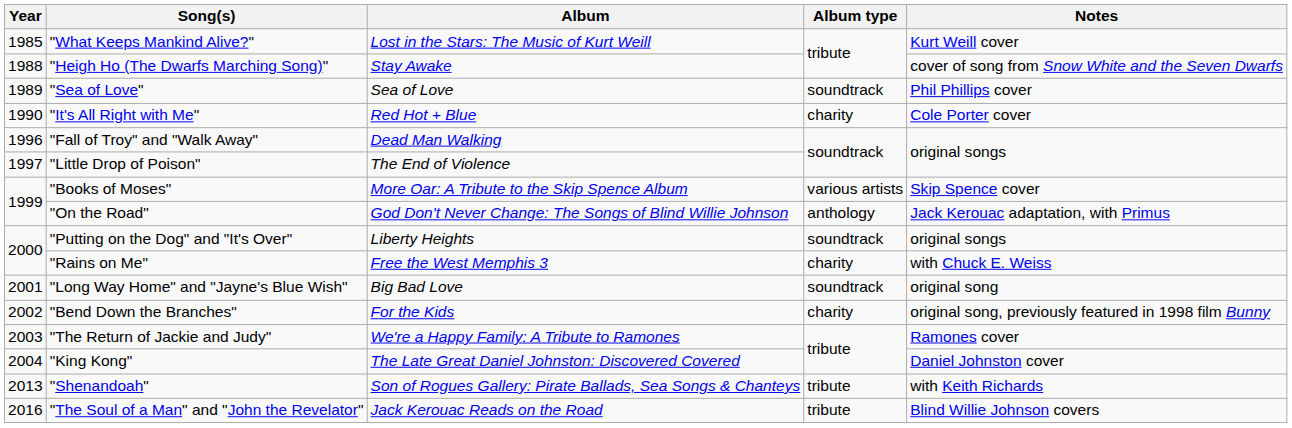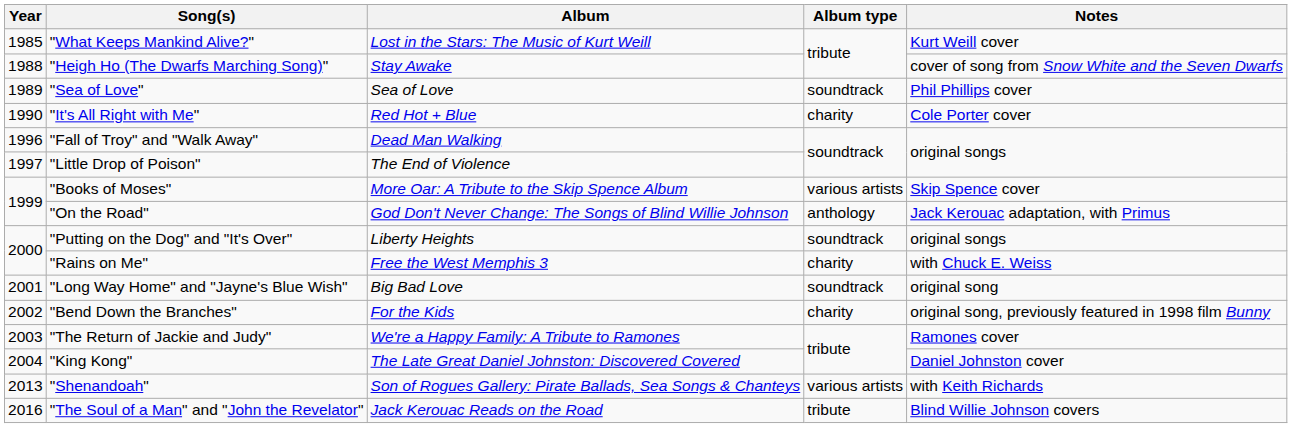(829, 386) tribute -> (855, 386) various artists
